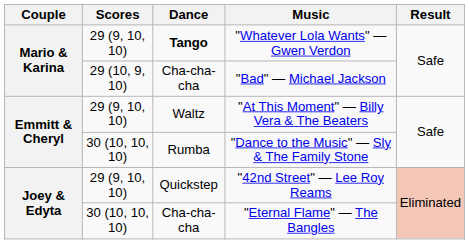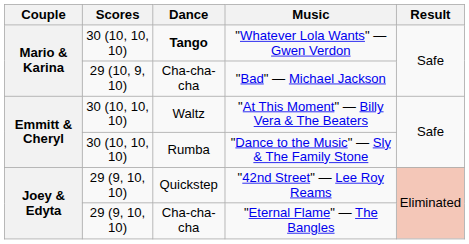(118, 43) 29 (9, 10, 10) -> (118, 43) 30 (10, 10, 10)
(118, 114) 29 (9, 10, 10) -> (118, 114) 30 (10, 10, 10)
(118, 220) 30 (10, 10, 10) -> (118, 220) 29 (9, 10, 10)
